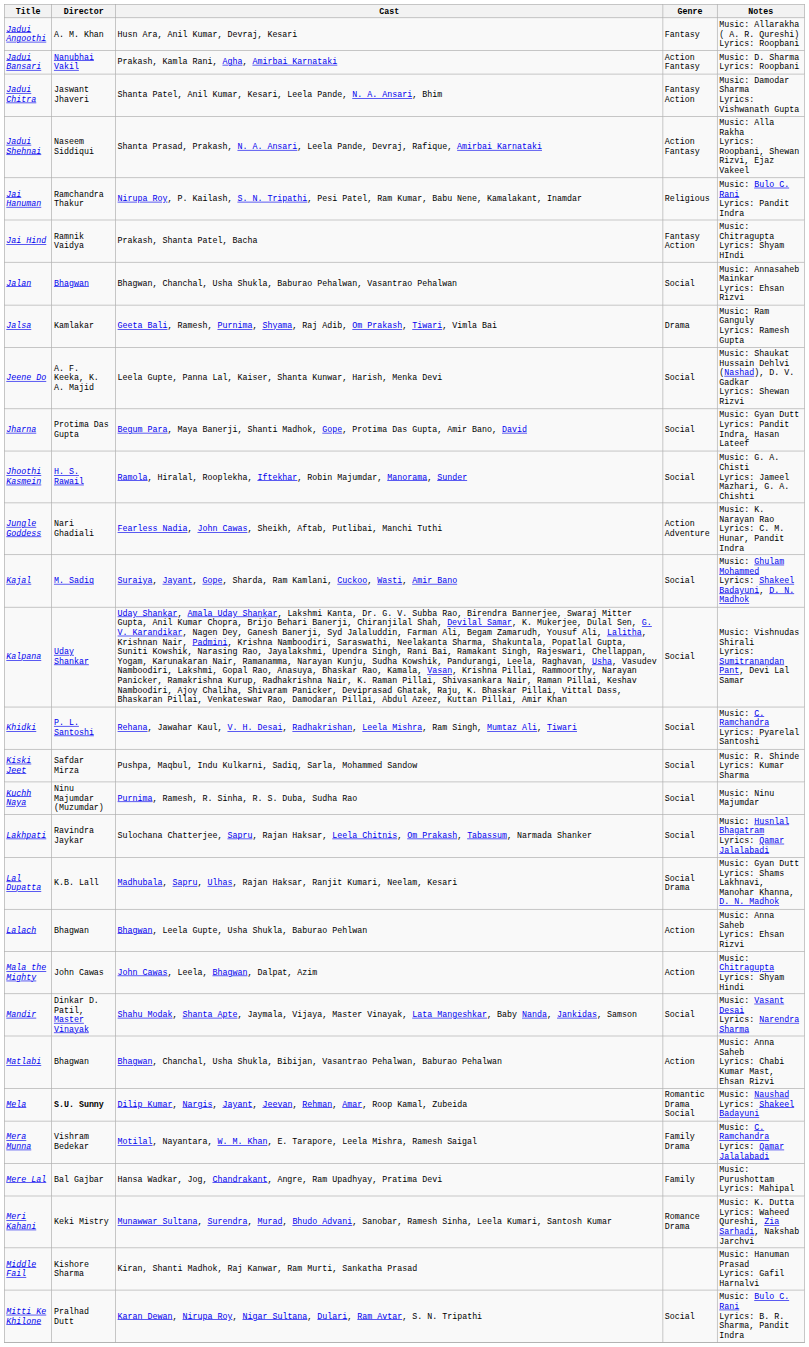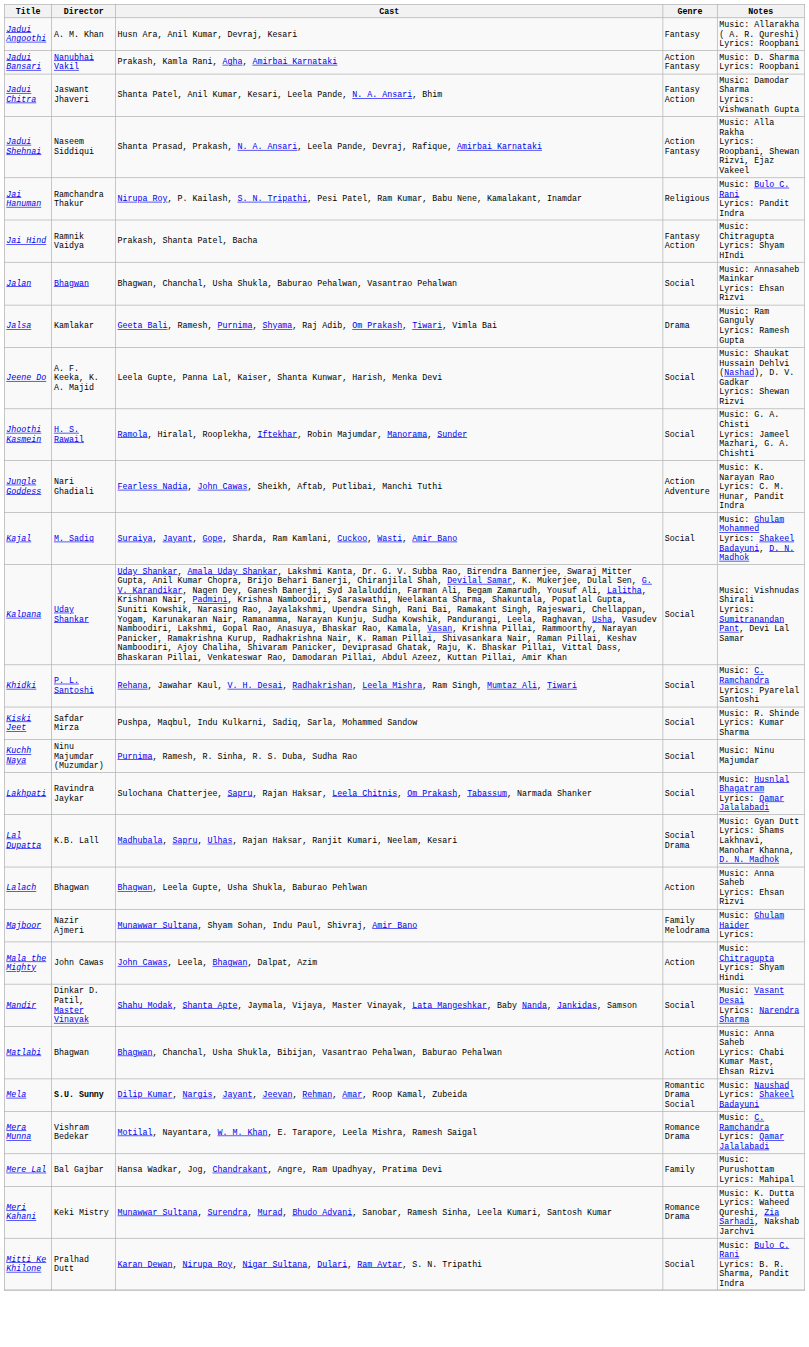- row: (21, 430)
+ row: (24, 925)
(680, 1142) Family Drama -> (682, 1132) Romance Drama
- row: (21, 1269)
